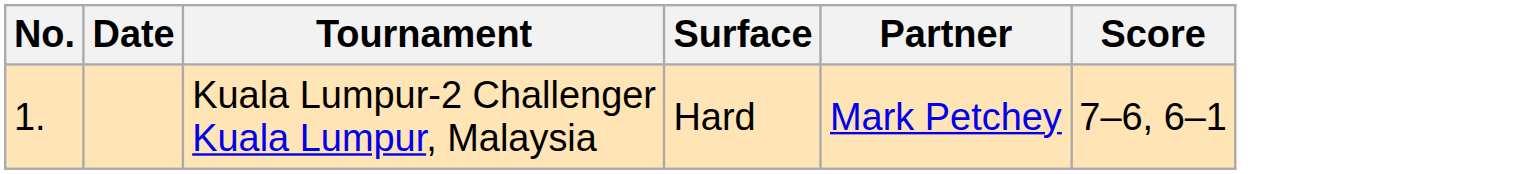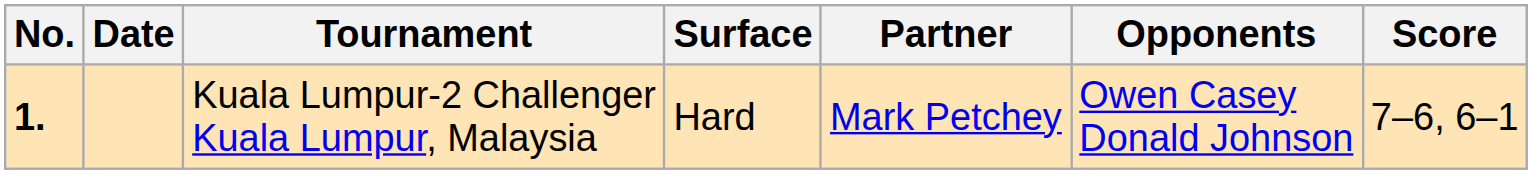+ column: (1216, 34)
(30, 116) normal -> (30, 116) bold
